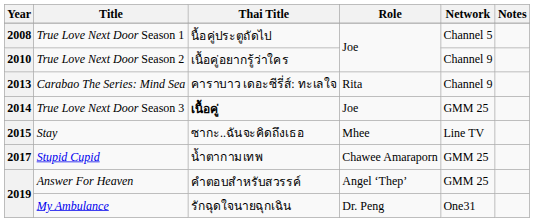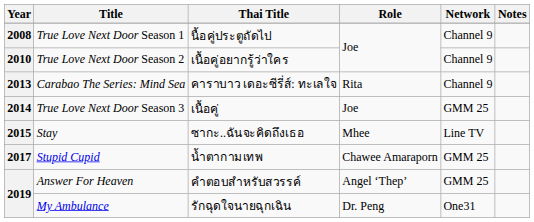(468, 35) Channel 5 -> (468, 35) Channel 9
(205, 108) bold -> (205, 108) normal
